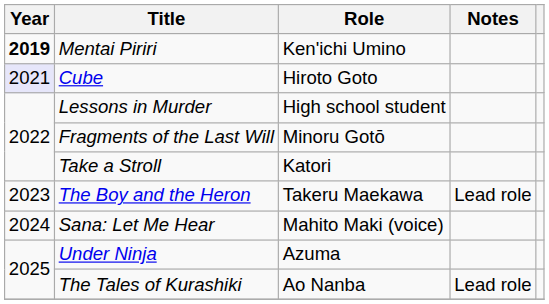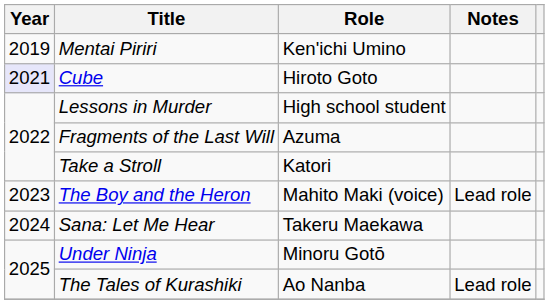(30, 48) bold -> (30, 48) normal
(334, 136) Minoru Gotō -> (312, 136) Azuma
(353, 195) Takeru Maekawa -> (363, 195) Mahito Maki (voice)
(363, 225) Mahito Maki (voice) -> (353, 225) Takeru Maekawa
(312, 254) Azuma -> (334, 254) Minoru Gotō
